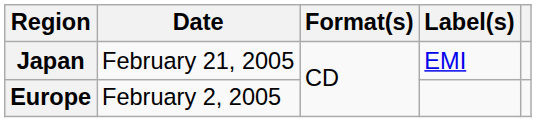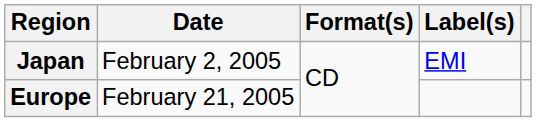(198, 60) February 21, 2005 -> (192, 60) February 2, 2005
(192, 97) February 2, 2005 -> (198, 97) February 21, 2005
